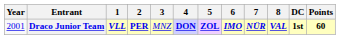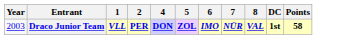- column: (162, 11)
(16, 26) 2001 -> (16, 26) 2003
(321, 26) 60 -> (298, 26) 58
